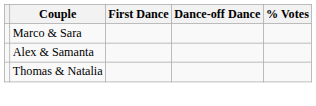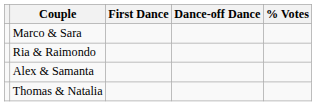+ row: (54, 52)
